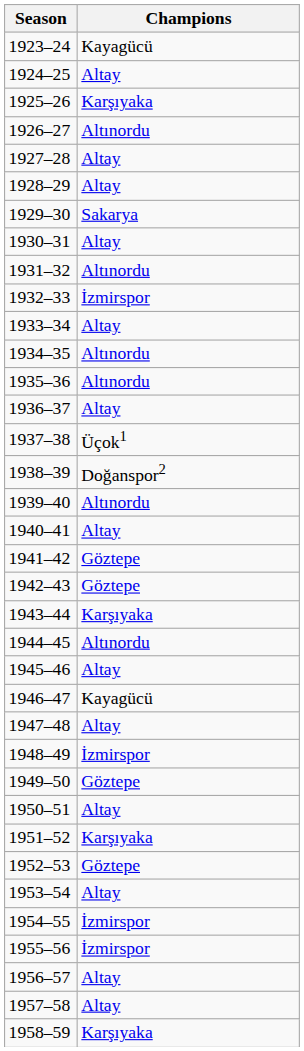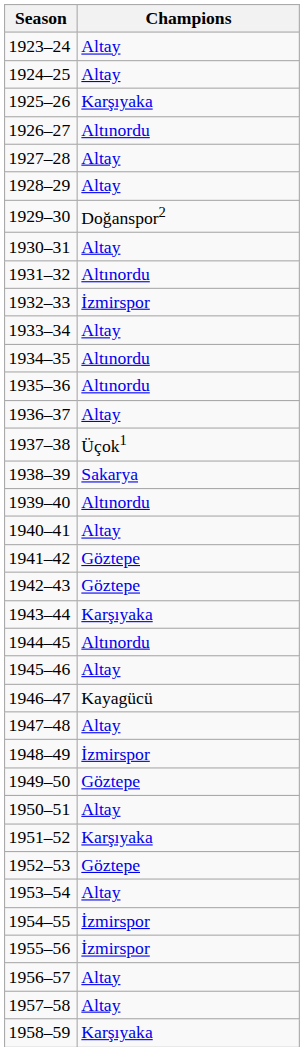(117, 46) Kayagücü -> (101, 46) Altay
(110, 213) Sakarya -> (124, 216) Doğanspor2
(124, 472) Doğanspor2 -> (110, 474) Sakarya
